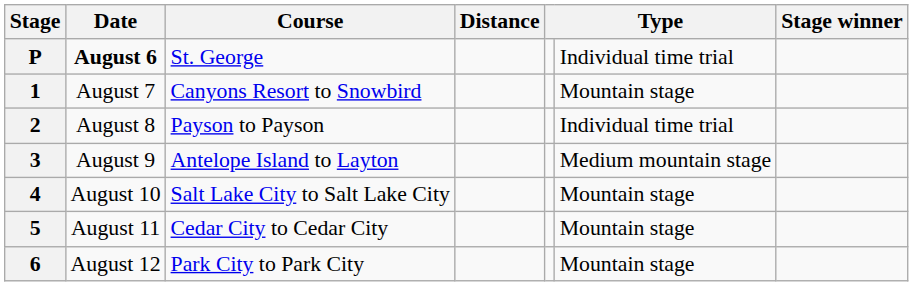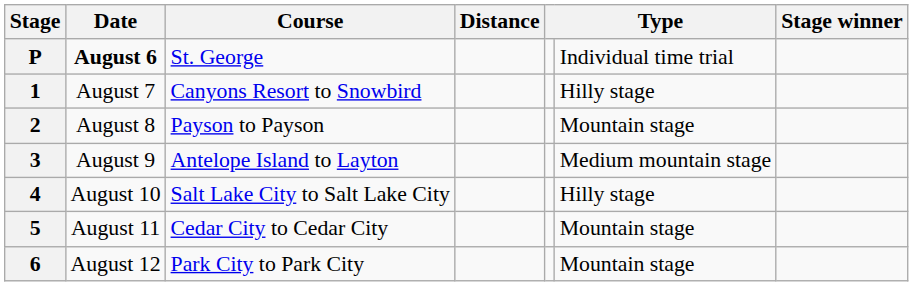(627, 90) Mountain stage -> (607, 90) Hilly stage
(647, 125) Individual time trial -> (627, 125) Mountain stage
(627, 194) Mountain stage -> (607, 194) Hilly stage
